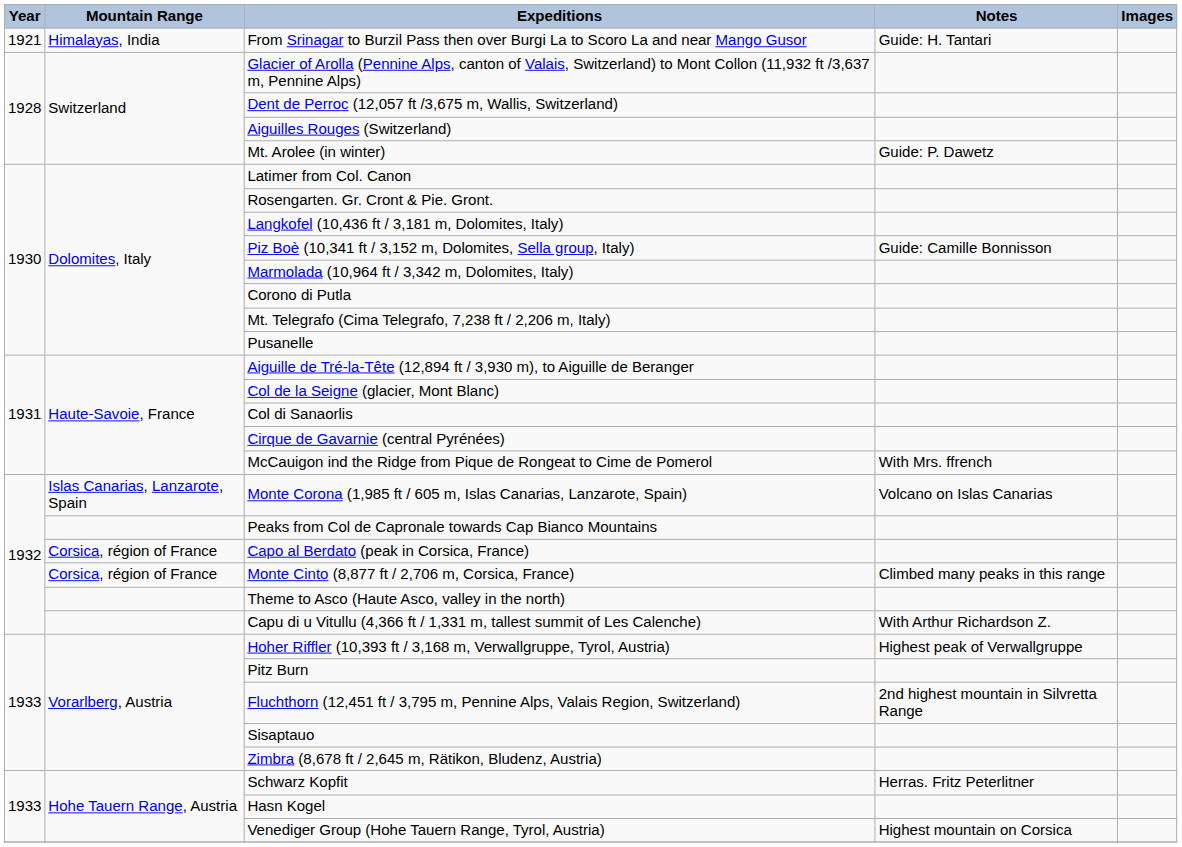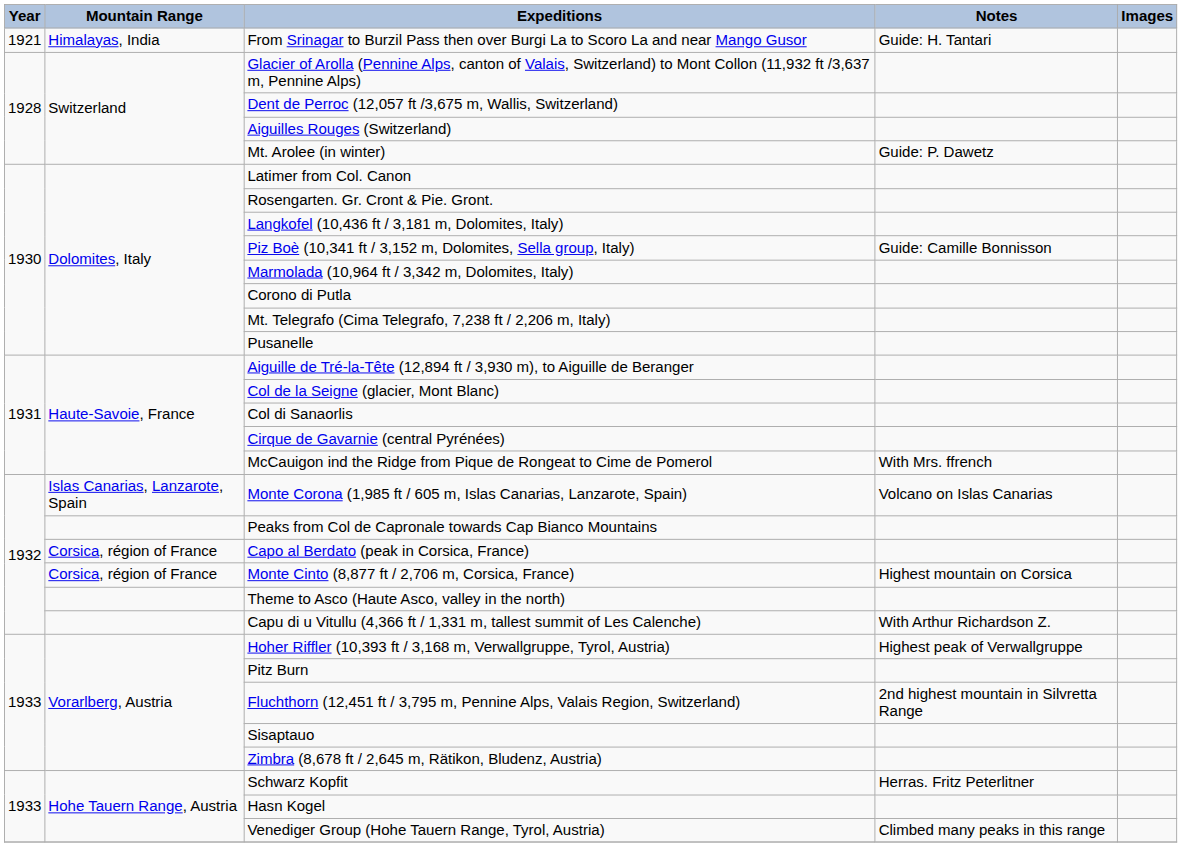(992, 575) Climbed many peaks in this range -> (975, 575) Highest mountain on Corsica
(975, 830) Highest mountain on Corsica -> (992, 830) Climbed many peaks in this range
